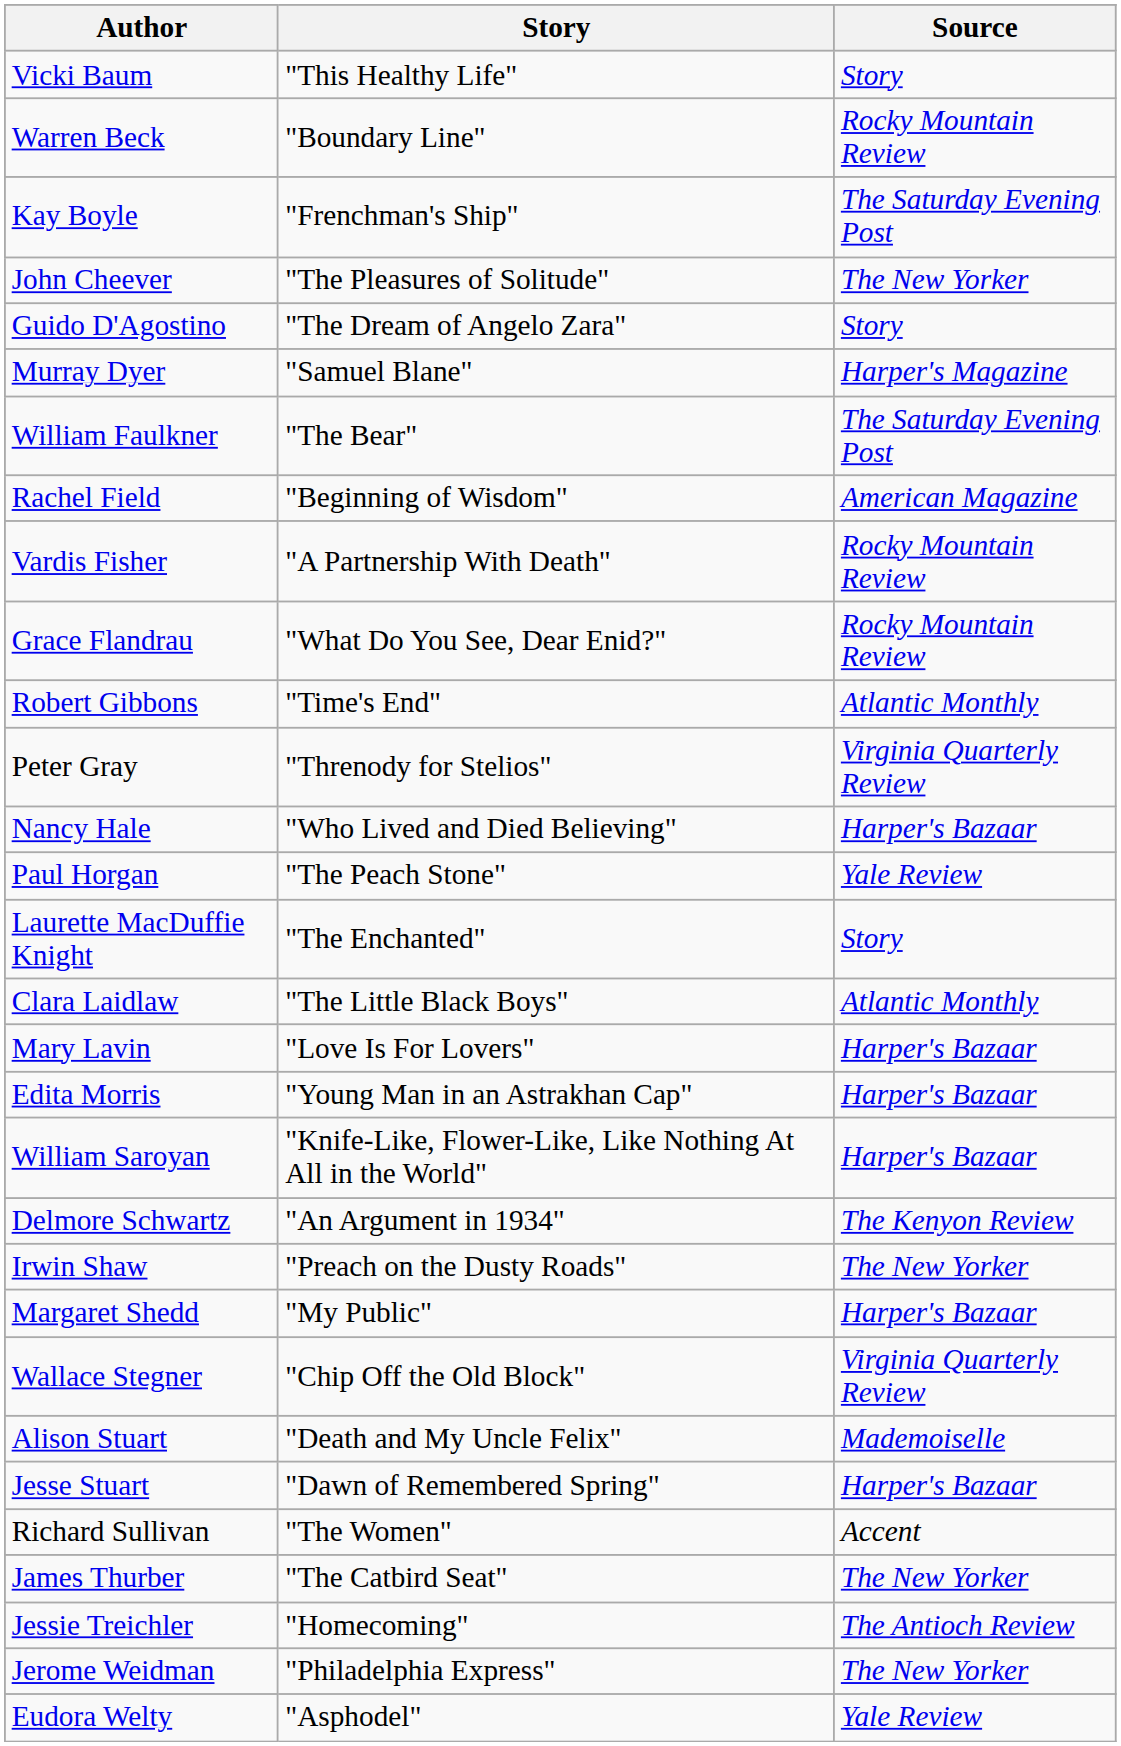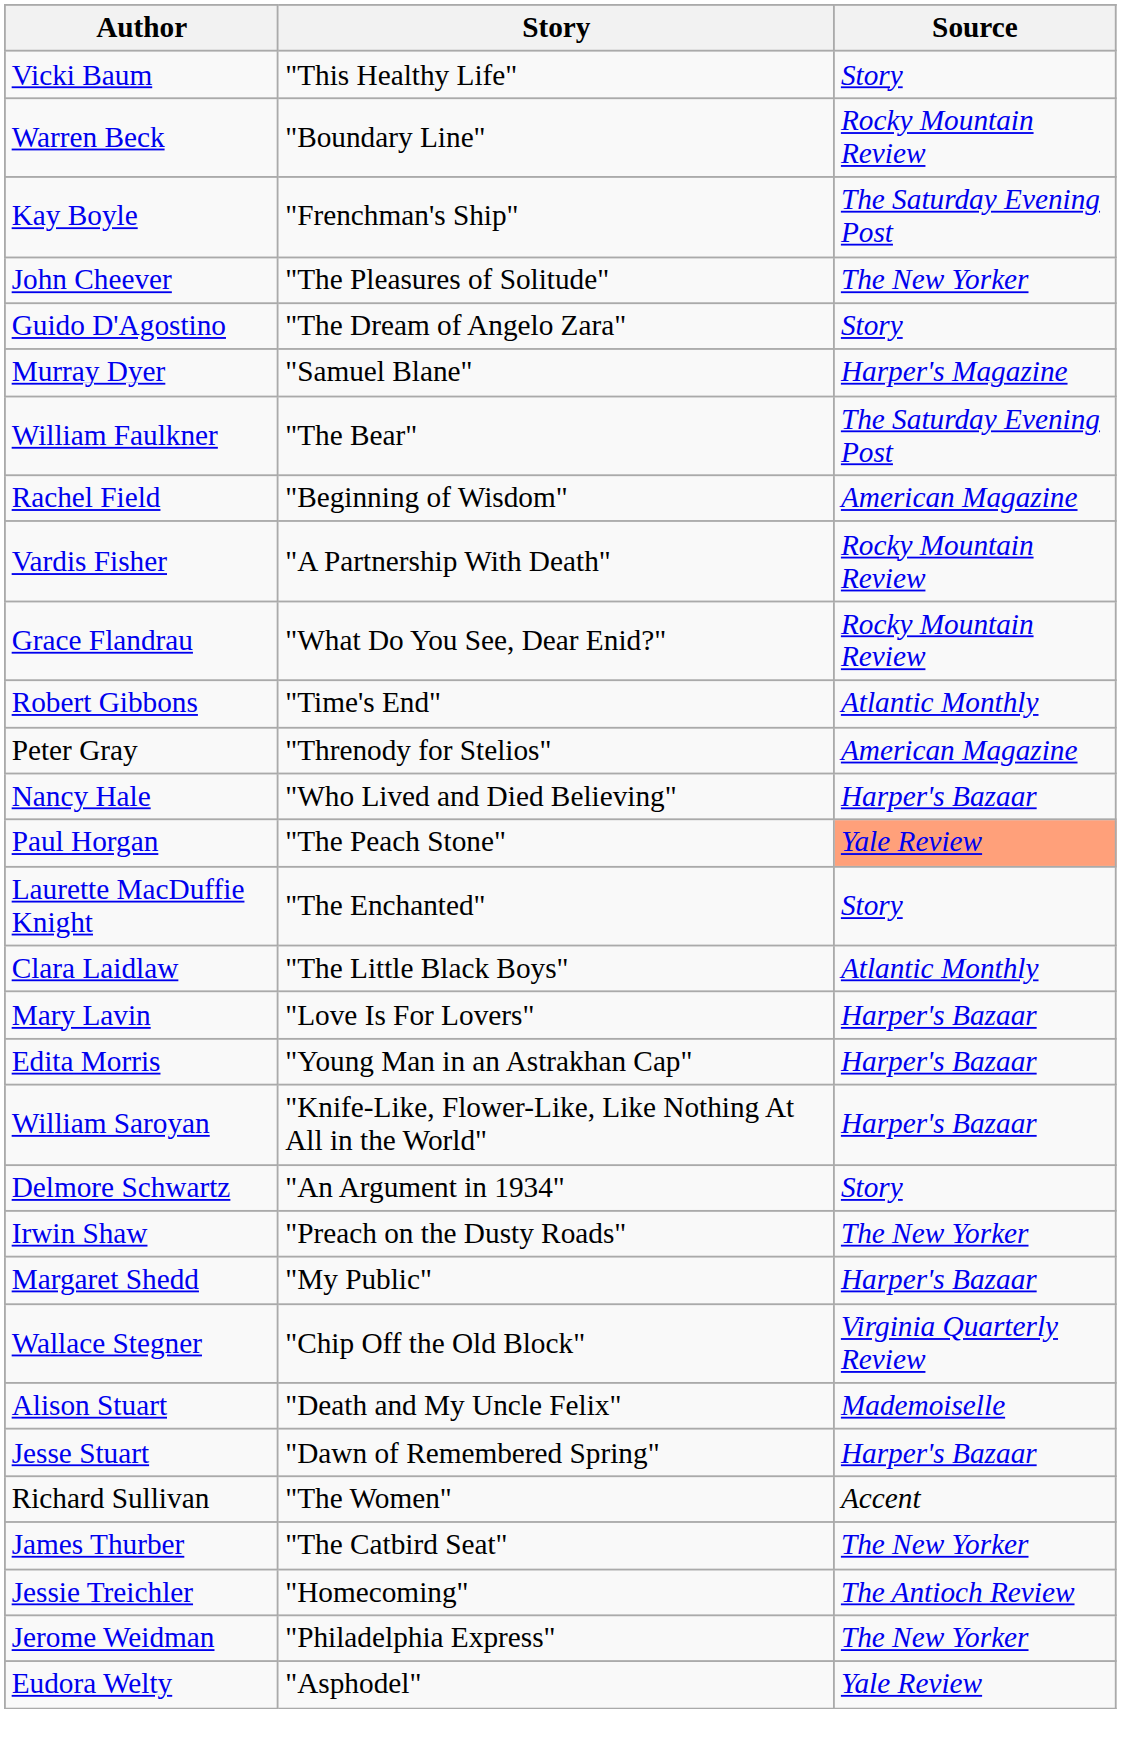(949, 766) Virginia Quarterly Review -> (959, 749) American Magazine
(911, 875) no background -> (911, 842) lightsalmon background
(957, 1219) The Kenyon Review -> (872, 1187) Story
